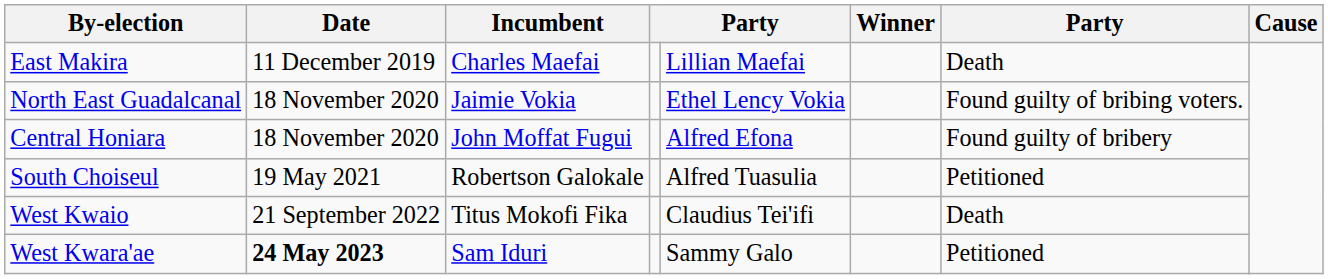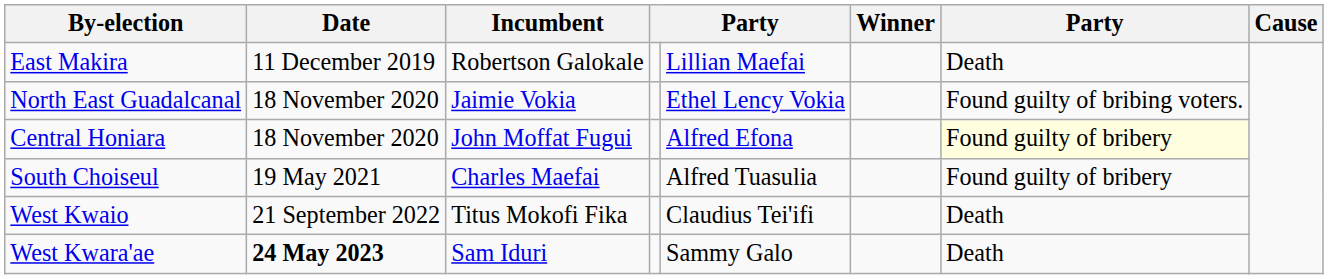(525, 61) Charles Maefai -> (548, 61) Robertson Galokale
(1059, 138) no background -> (1059, 138) lightyellow background
(548, 176) Robertson Galokale -> (525, 176) Charles Maefai
(995, 176) Petitioned -> (1059, 176) Found guilty of bribery
(995, 253) Petitioned -> (975, 253) Death
